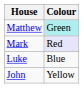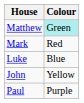(54, 43) lavender background -> (54, 43) no background
+ row: (15, 91)
